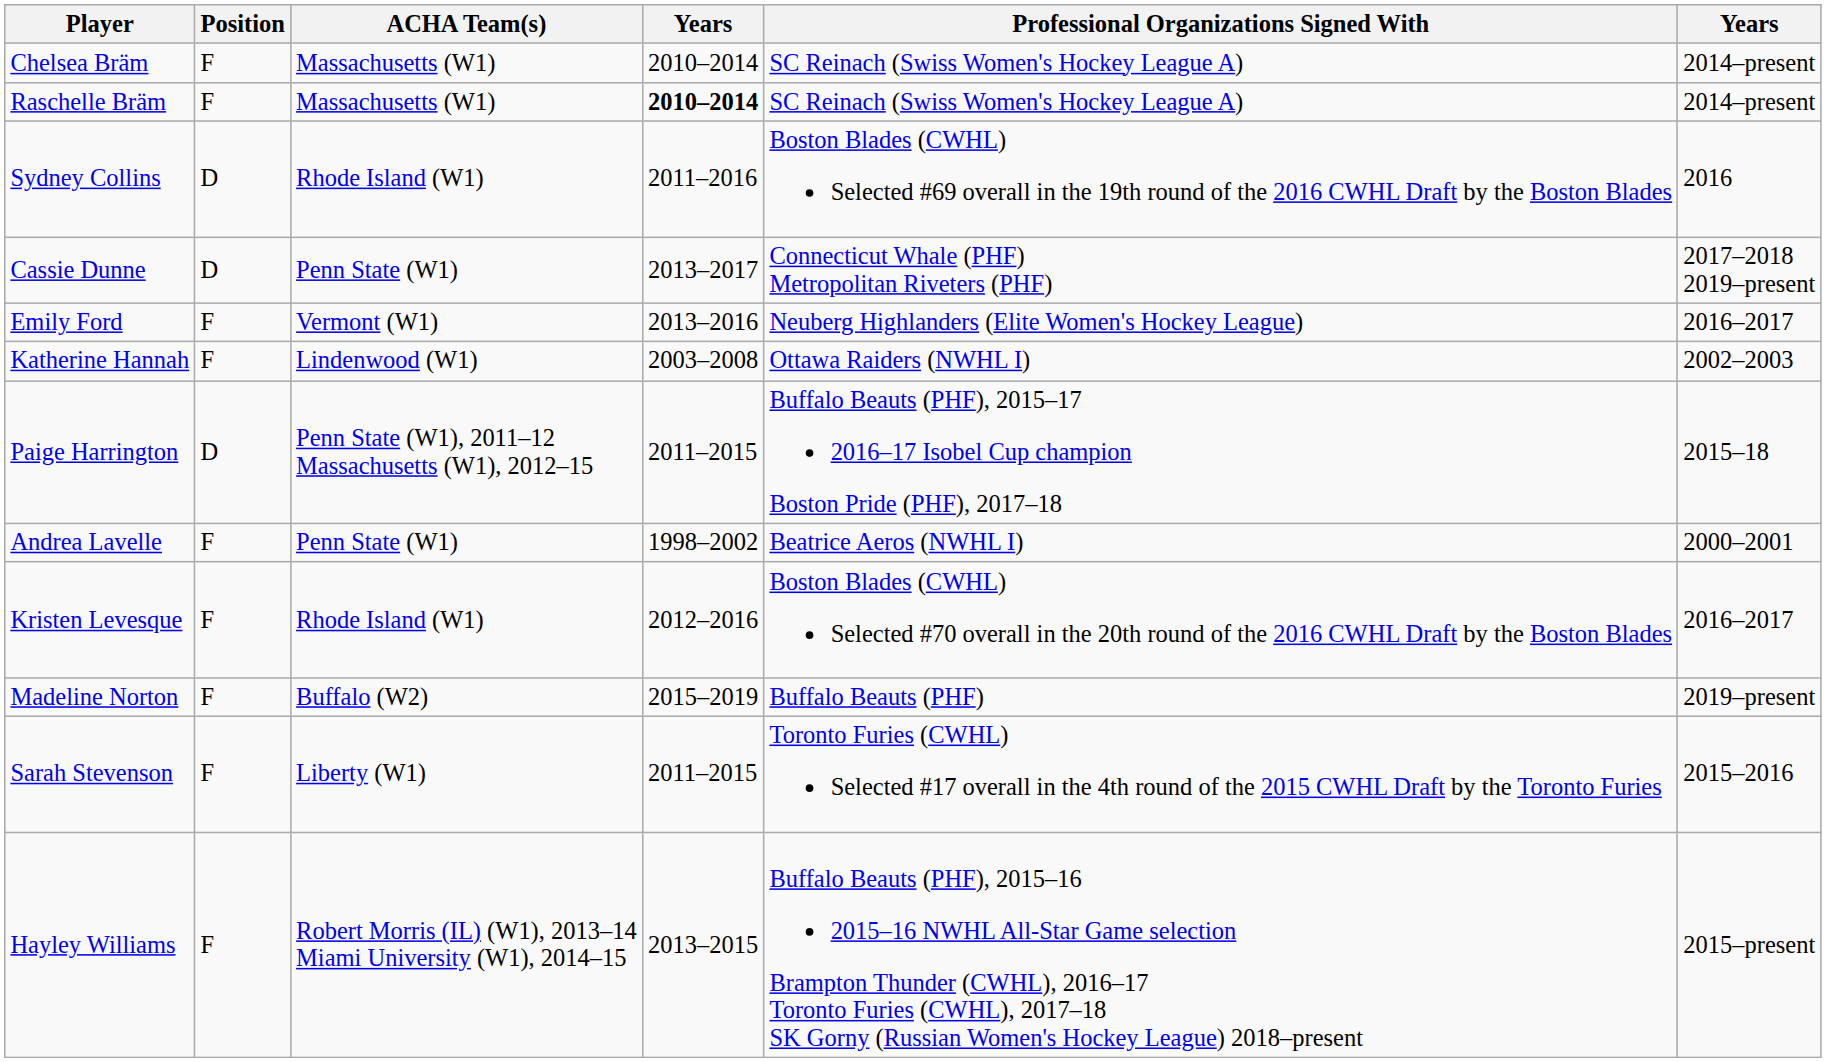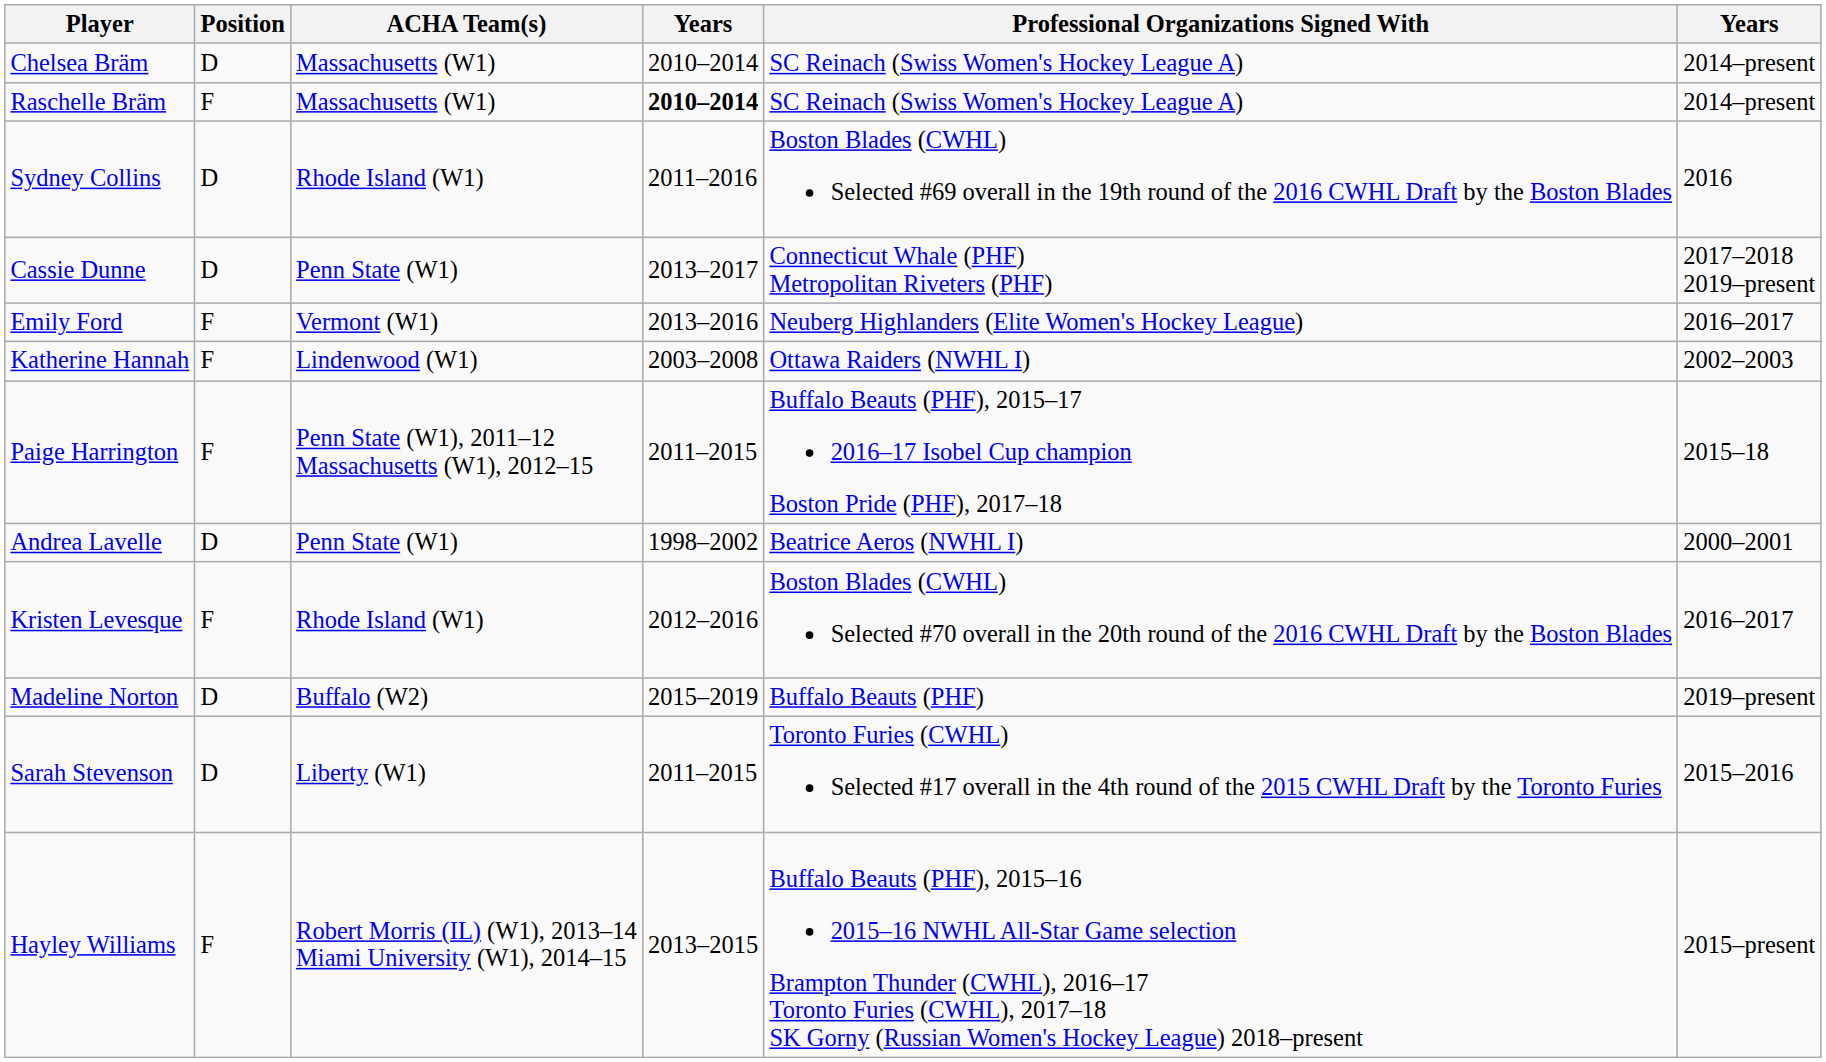(207, 62) F -> (209, 62) D
(209, 451) D -> (207, 451) F
(207, 542) F -> (209, 542) D
(207, 696) F -> (209, 696) D
(207, 773) F -> (209, 773) D
